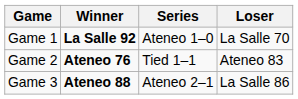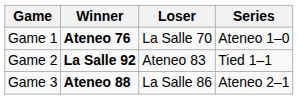columns swapped: (255, 16) <-> (178, 16)
(100, 38) La Salle 92 -> (97, 38) Ateneo 76
(97, 60) Ateneo 76 -> (100, 60) La Salle 92
